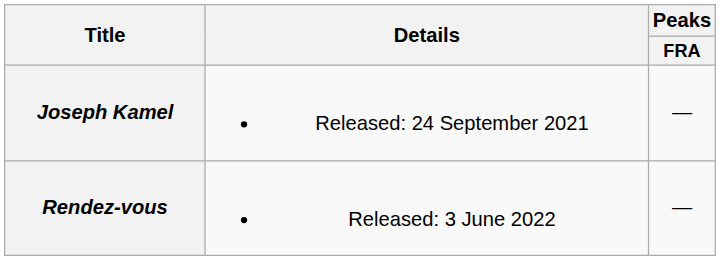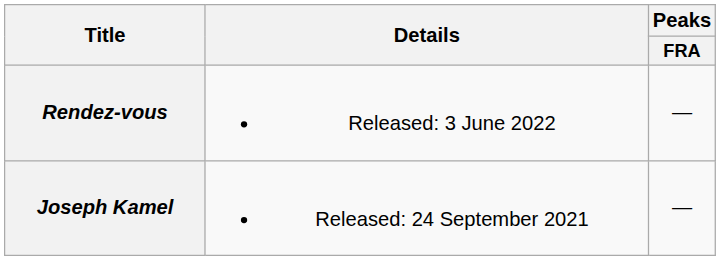rows swapped: (105, 112) <-> (105, 207)
